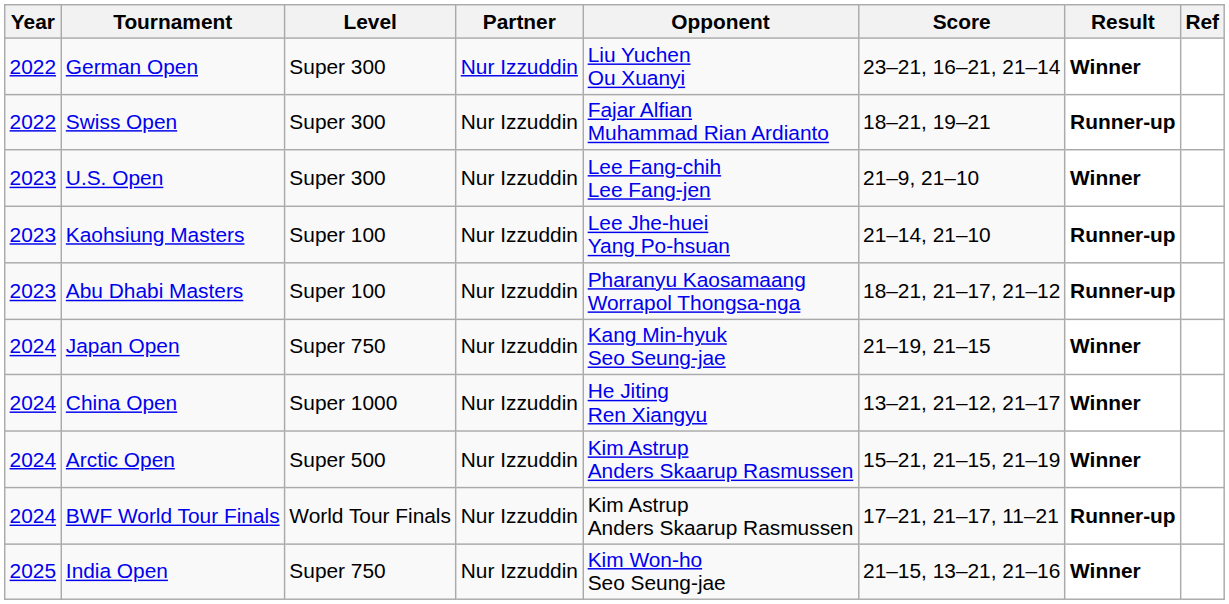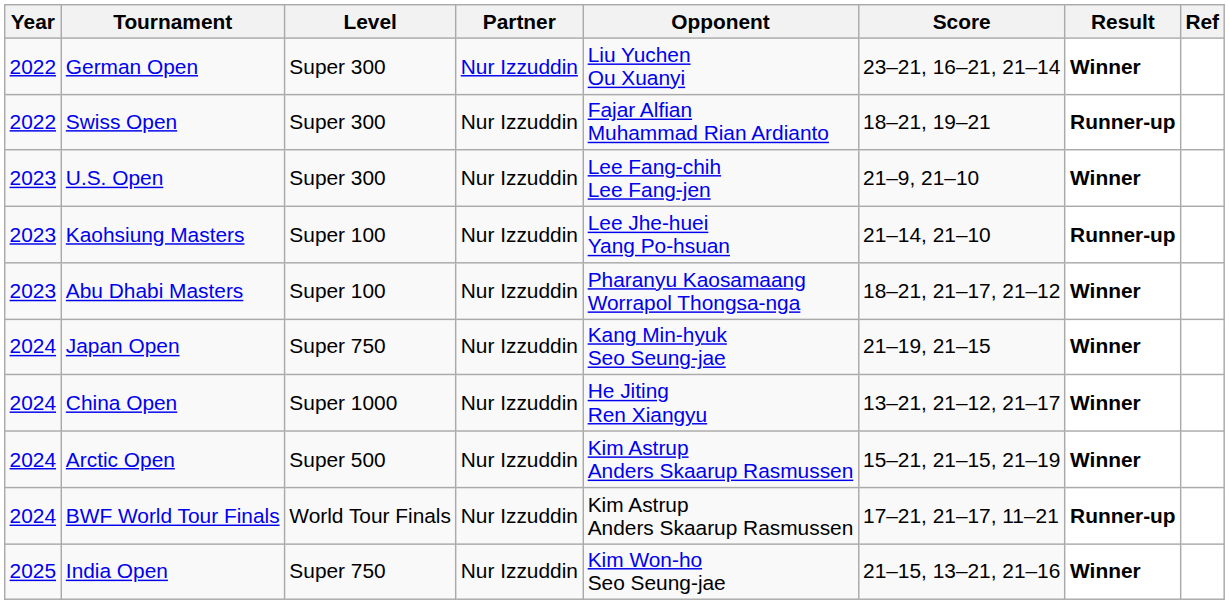(1123, 291) Runner-up -> (1105, 291) Winner
